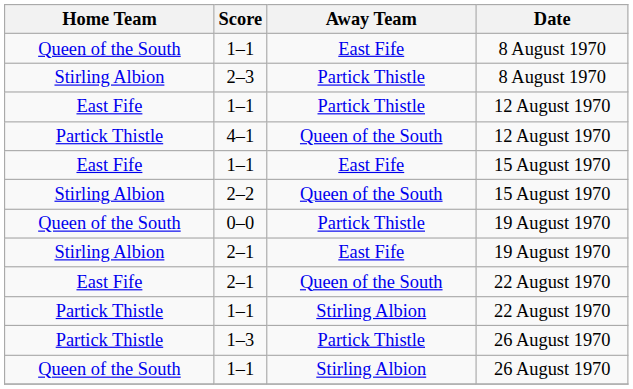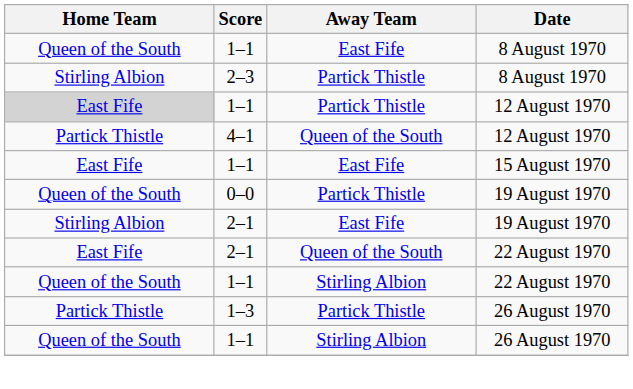(109, 106) no background -> (109, 106) lightgrey background
- row: (240, 194)
(109, 310) Partick Thistle -> (109, 281) Queen of the South
